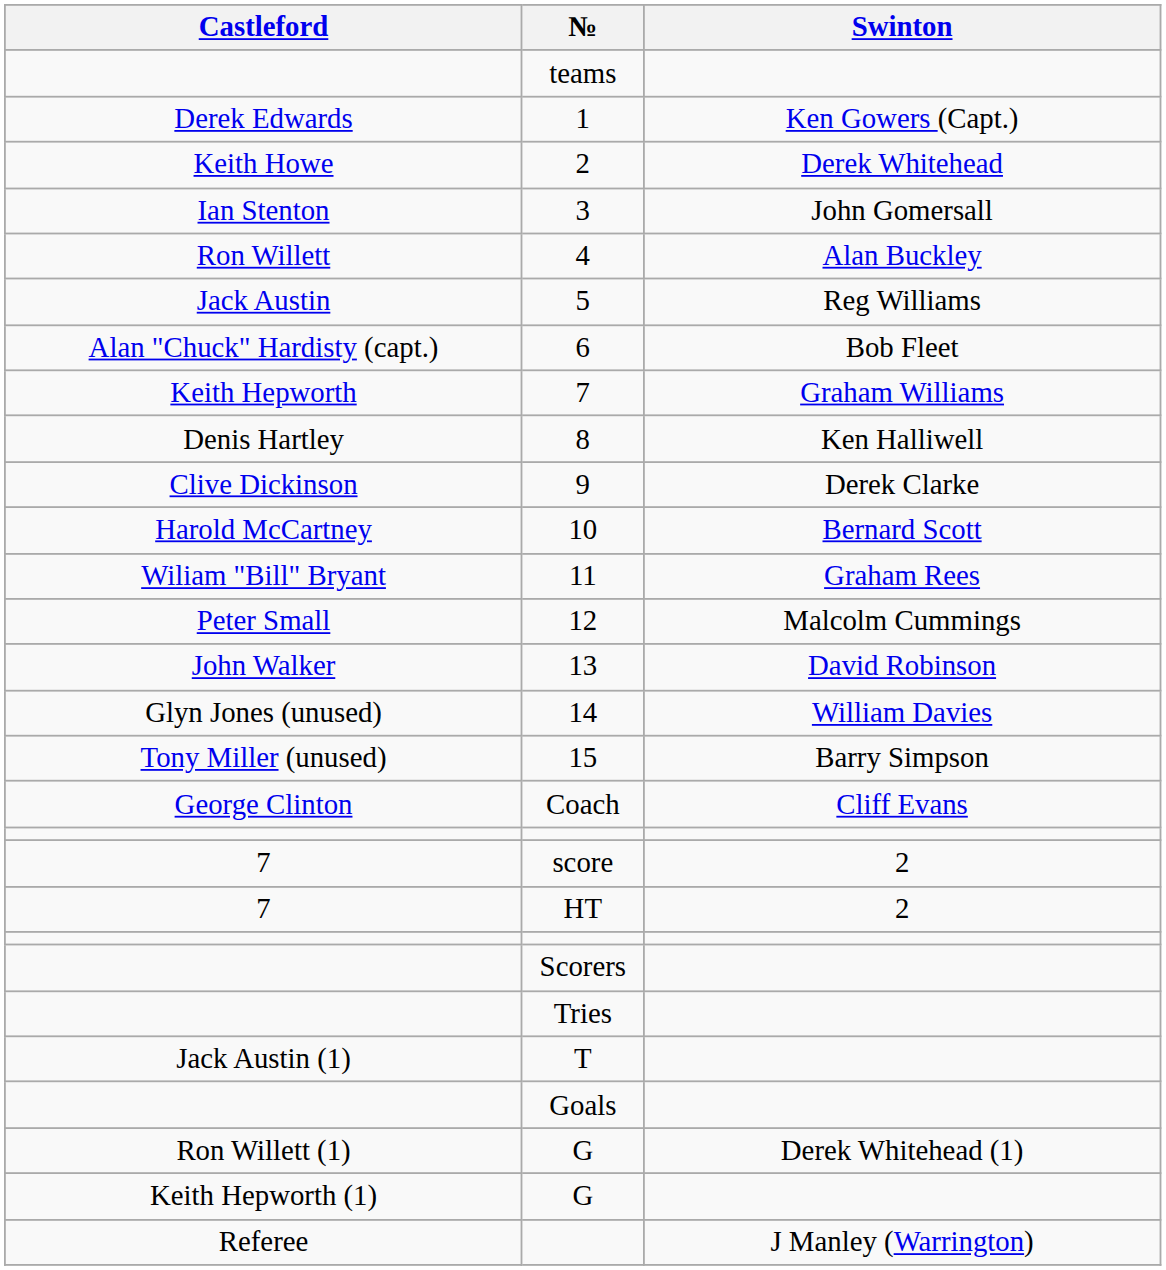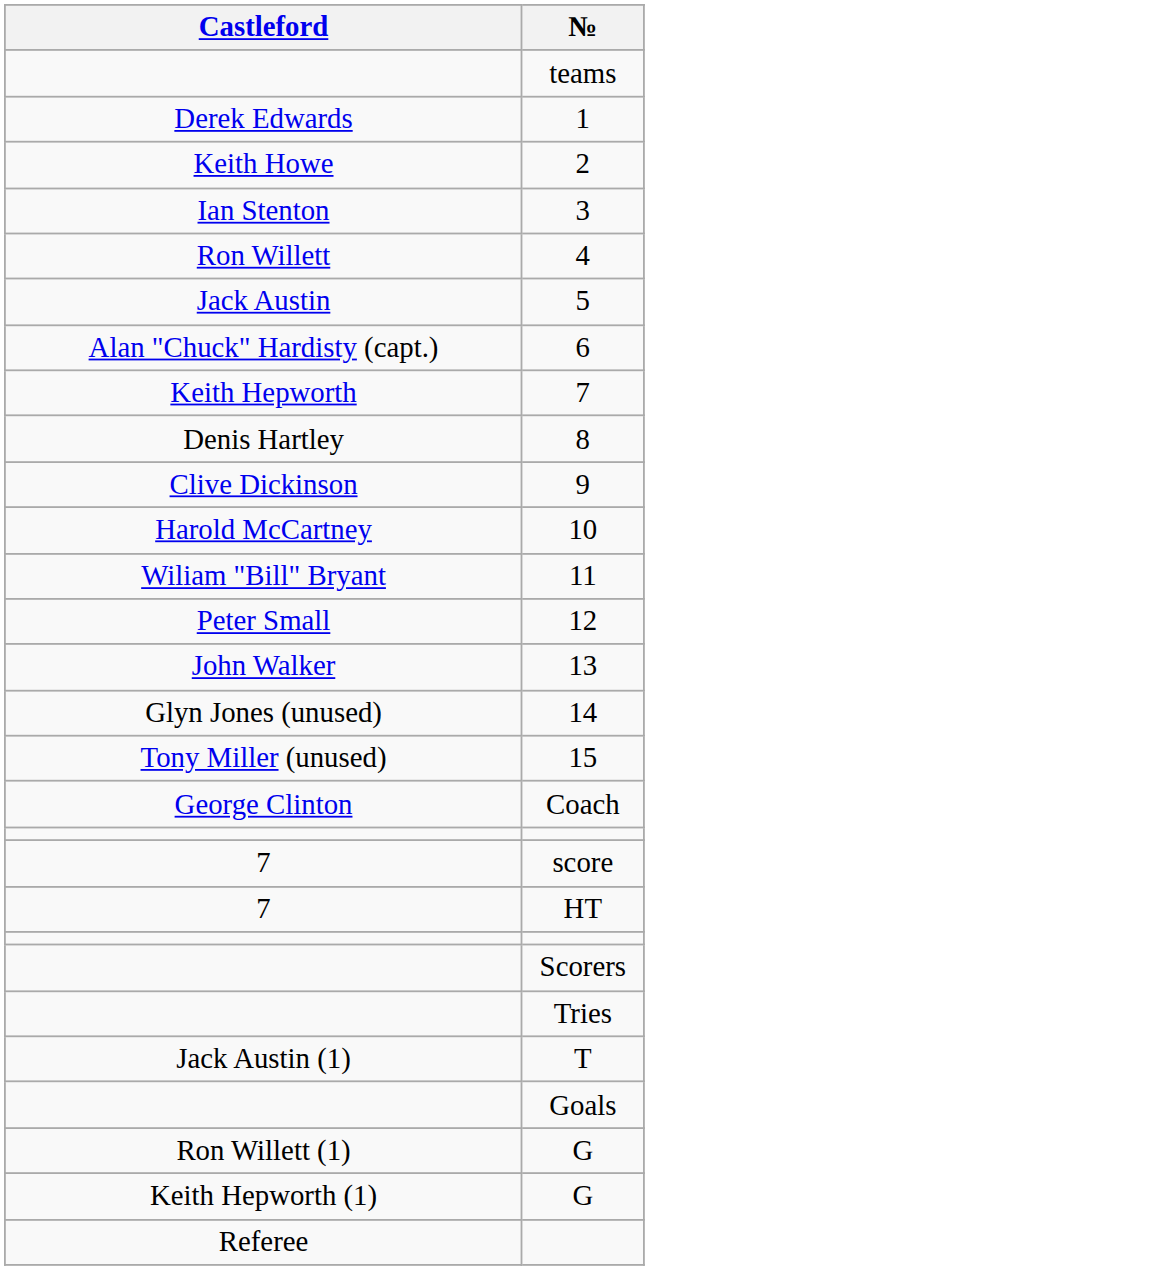- column: (902, 27)
